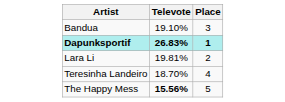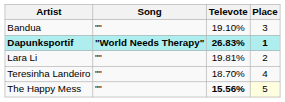+ column: (150, 12)
(208, 89) no background -> (265, 89) lightyellow background
